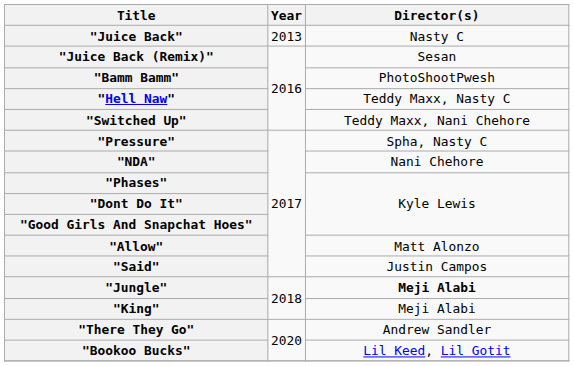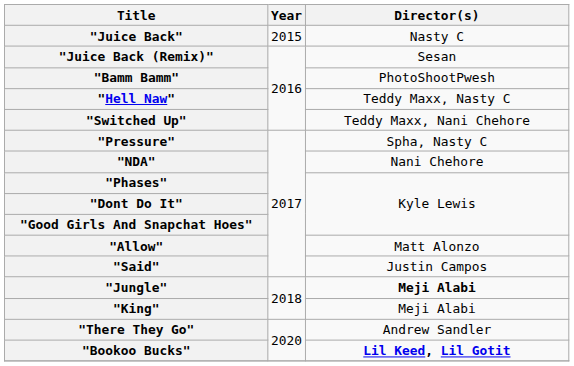(287, 36) 2013 -> (287, 36) 2015
(437, 351) normal -> (437, 351) bold
